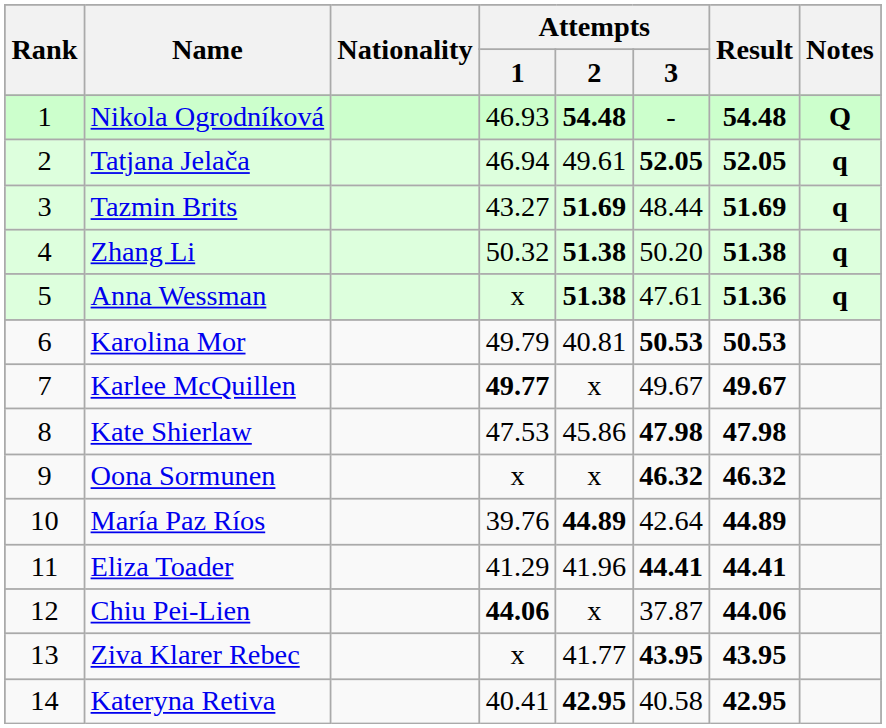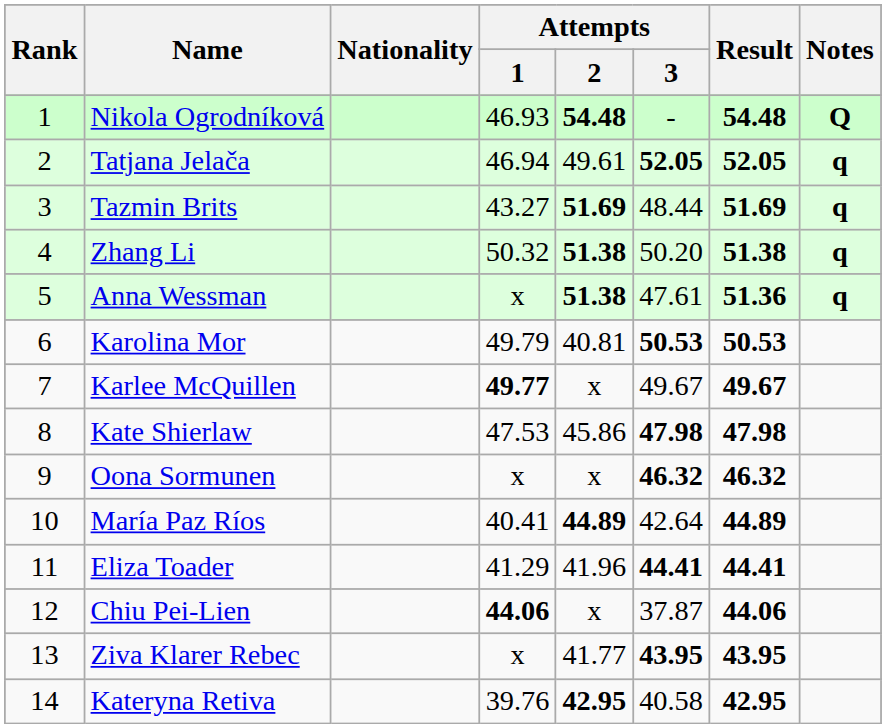(517, 521) 39.76 -> (517, 521) 40.41
(517, 700) 40.41 -> (517, 700) 39.76
